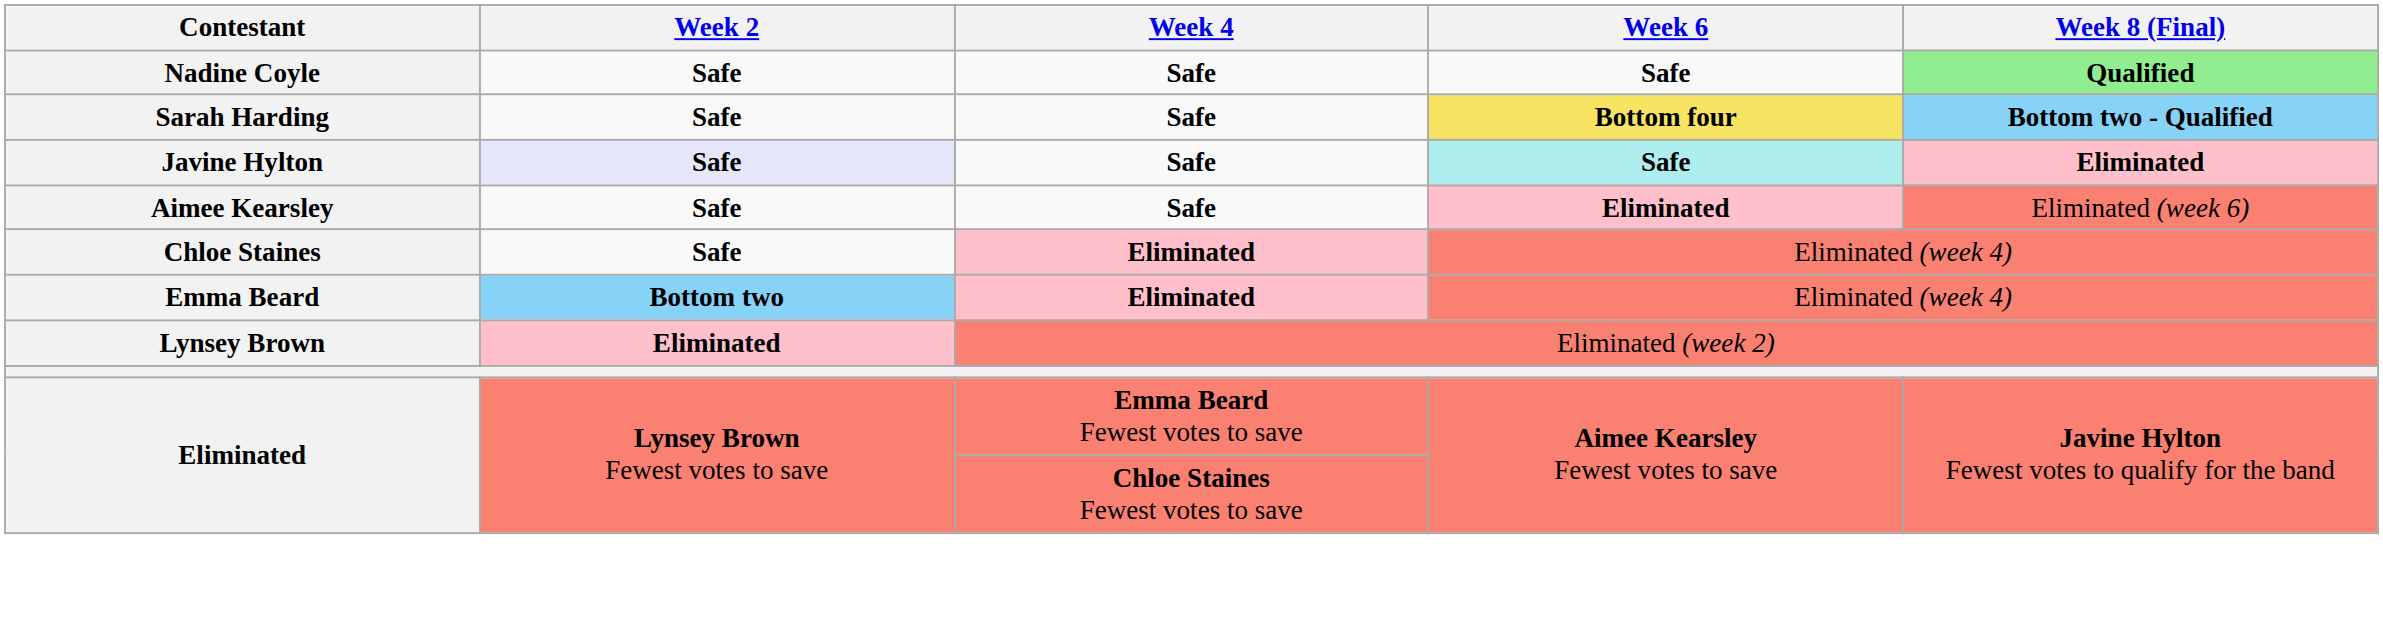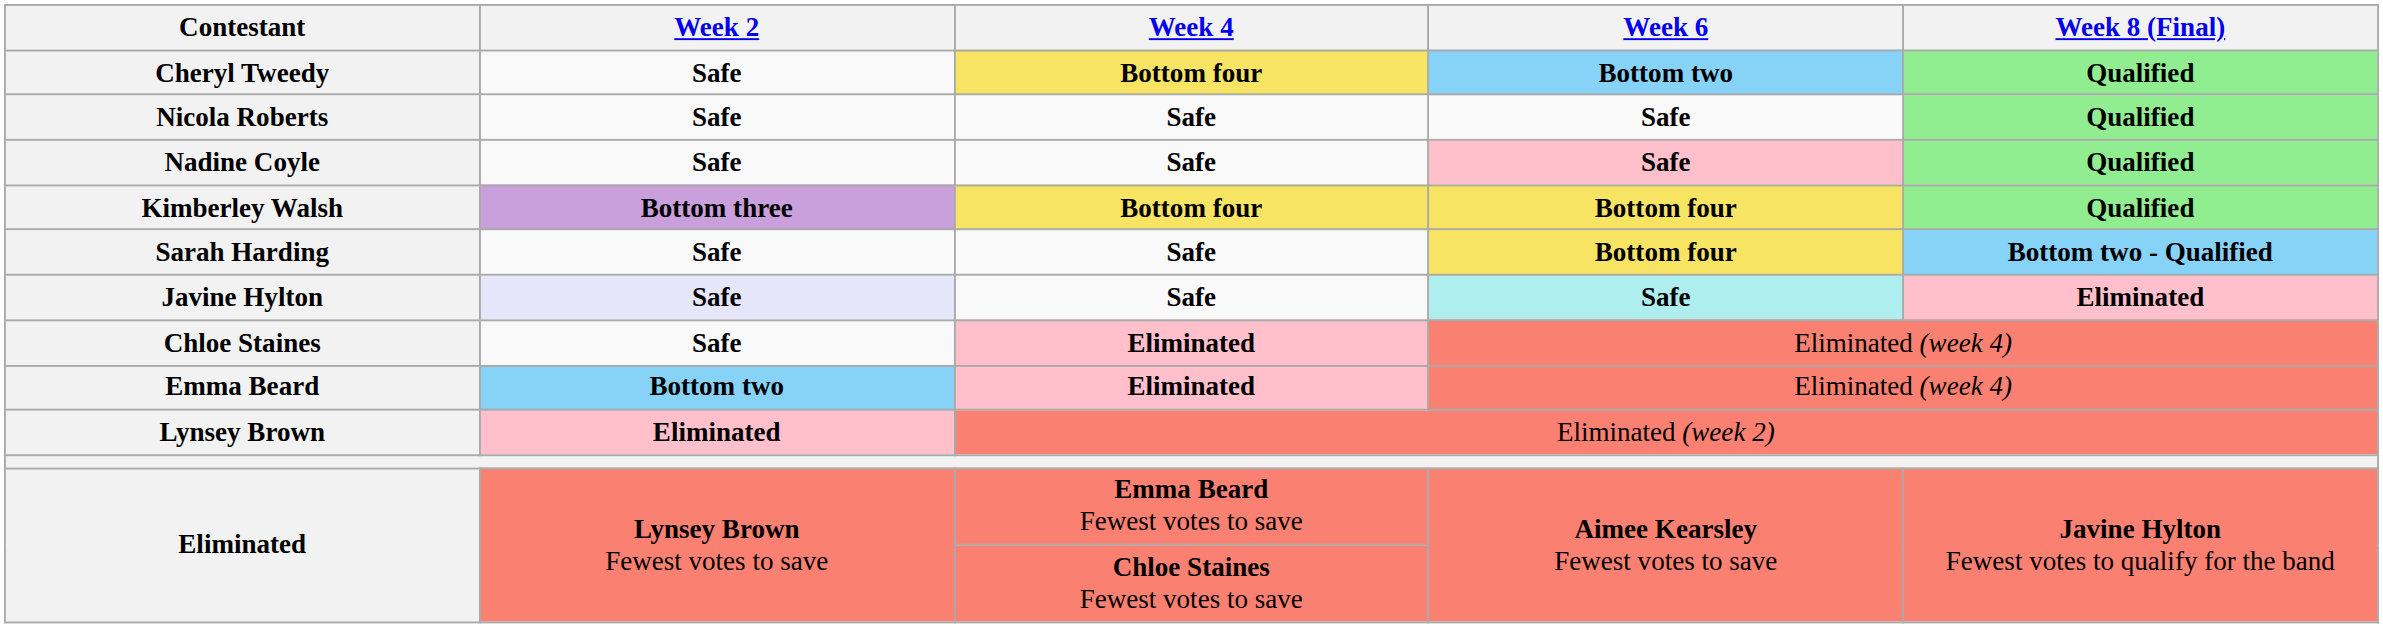+ row: (242, 72)
+ row: (242, 117)
(1666, 72) no background -> (1666, 162) pink background
+ row: (242, 207)
- row: (242, 207)
